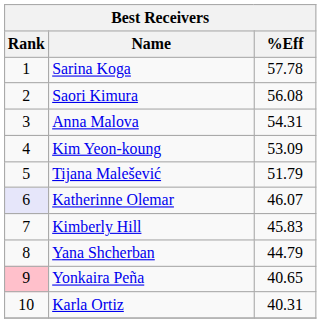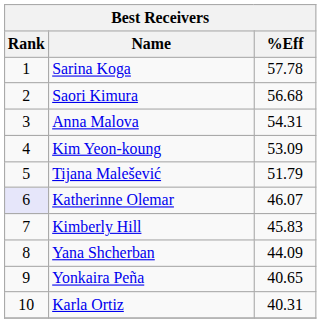(285, 95) 56.08 -> (285, 95) 56.68
(285, 252) 44.79 -> (285, 252) 44.09
(26, 278) pink background -> (26, 278) no background
